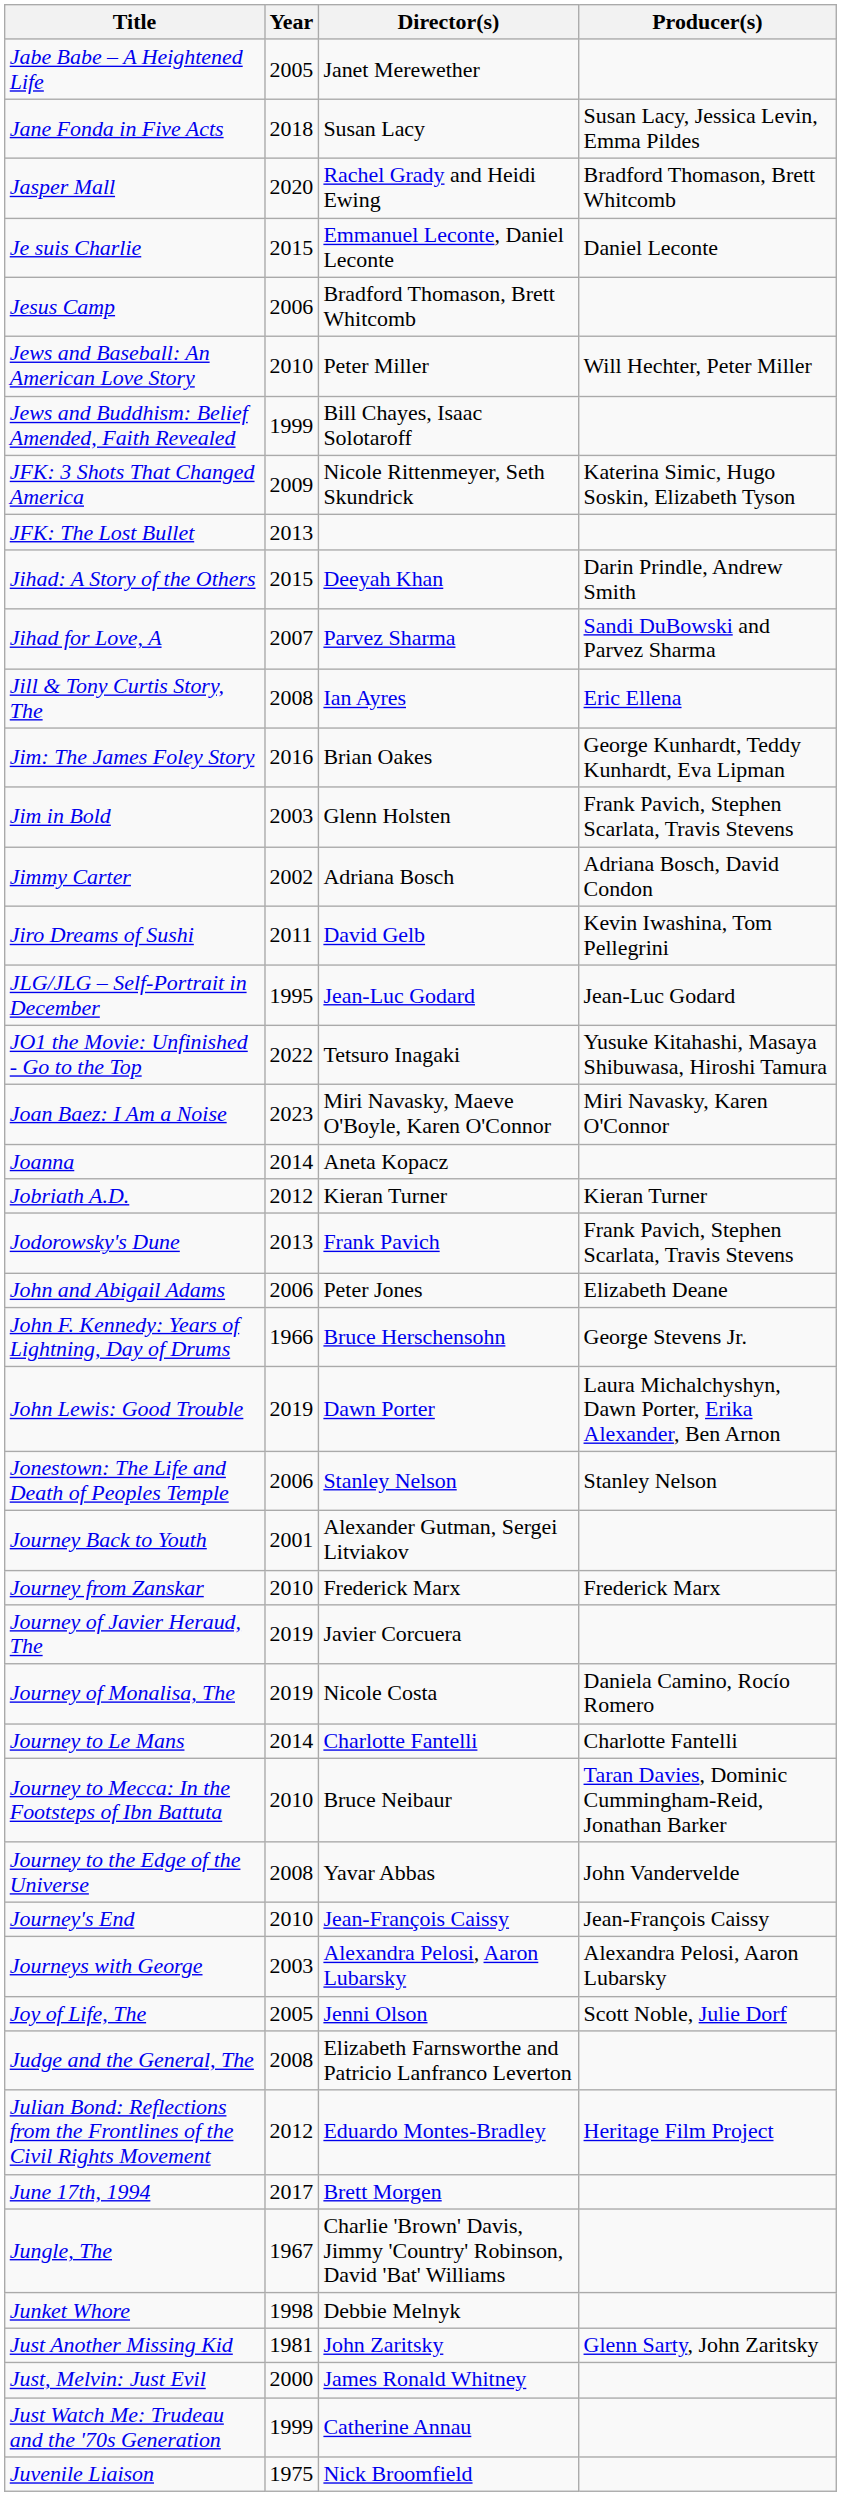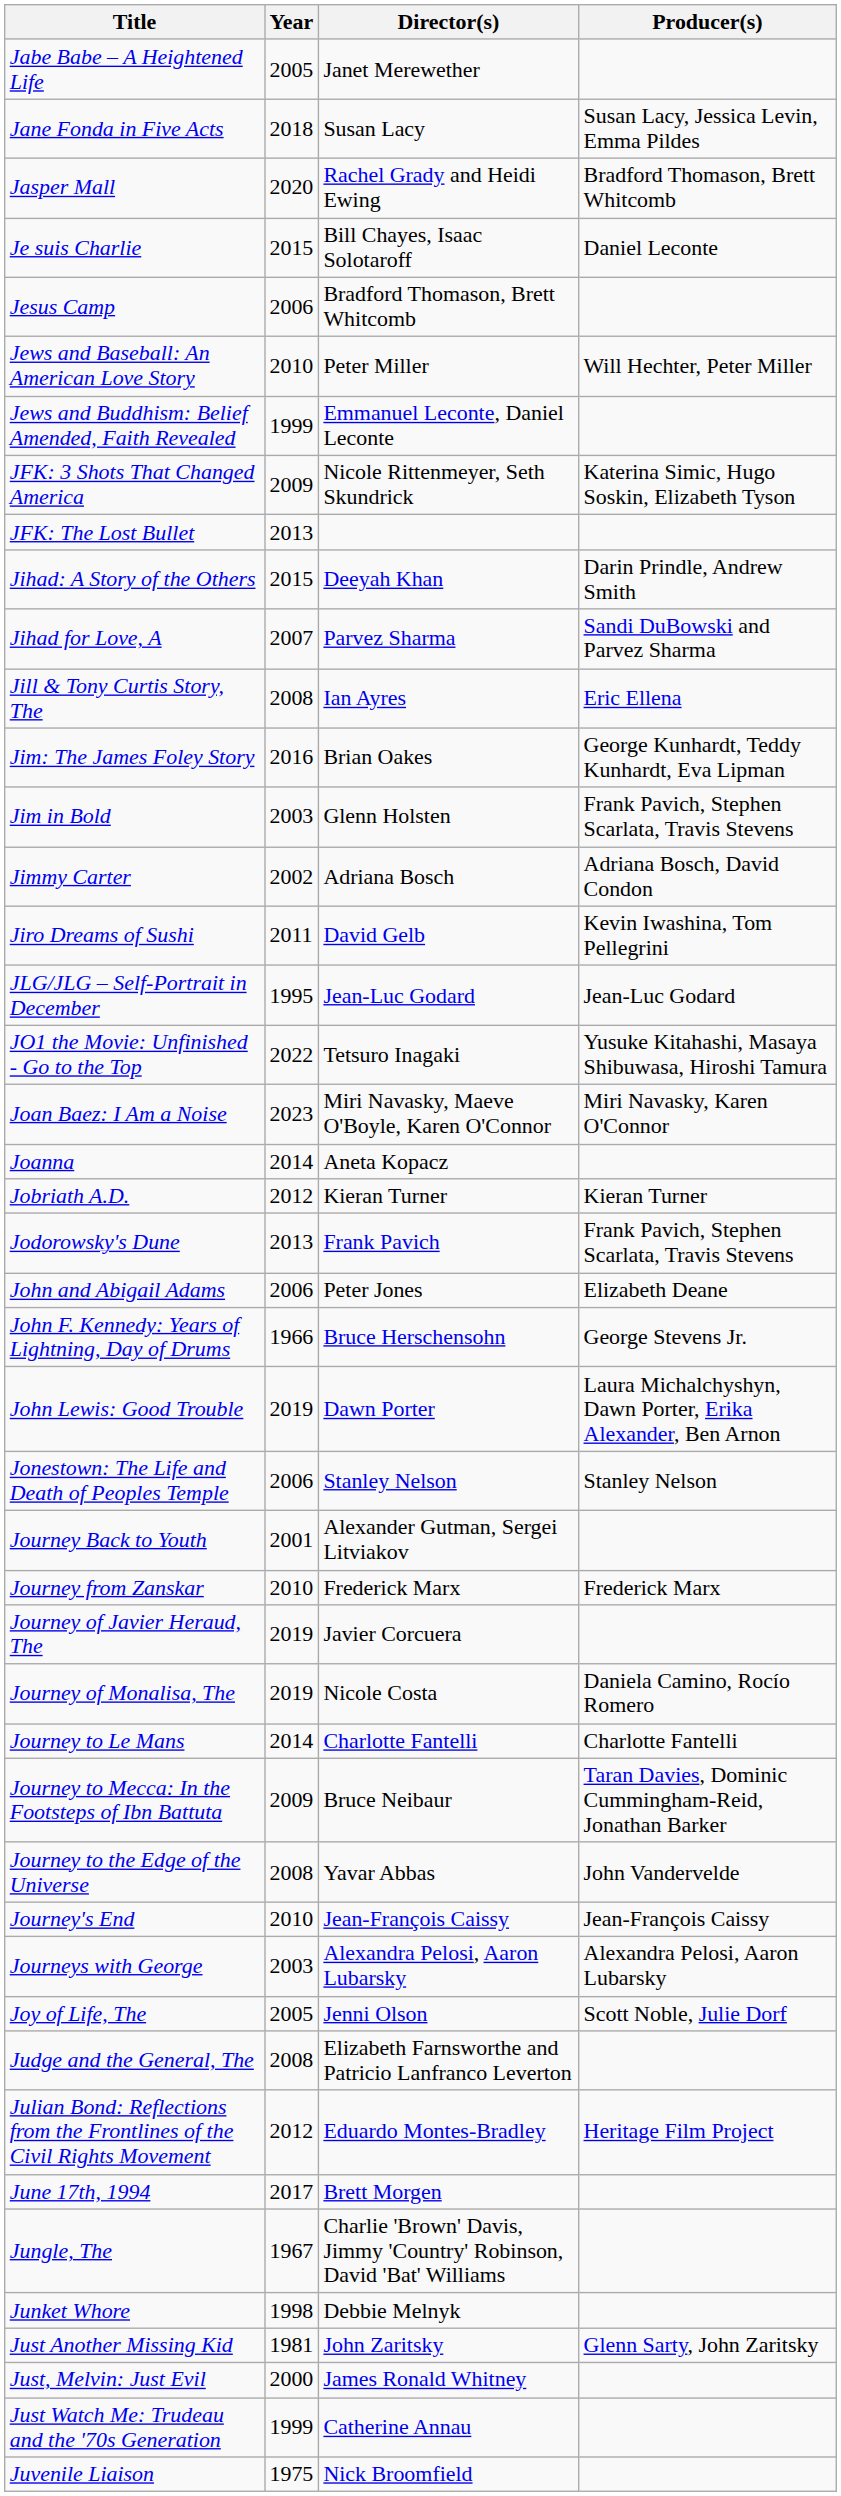(444, 247) Emmanuel Leconte, Daniel Leconte -> (403, 247) Bill Chayes, Isaac Solotaroff
(403, 425) Bill Chayes, Isaac Solotaroff -> (444, 425) Emmanuel Leconte, Daniel Leconte
(291, 1800) 2010 -> (291, 1800) 2009
